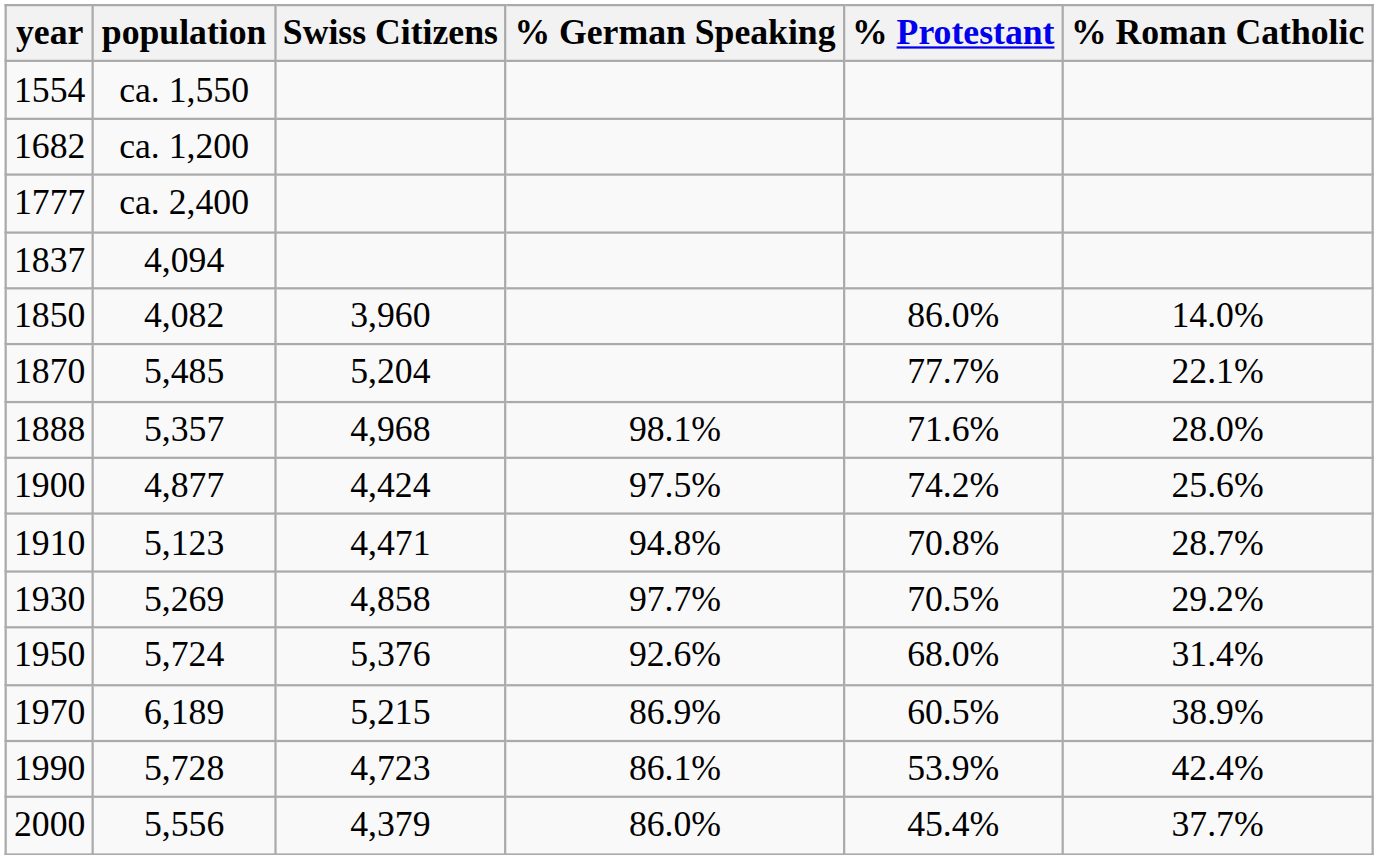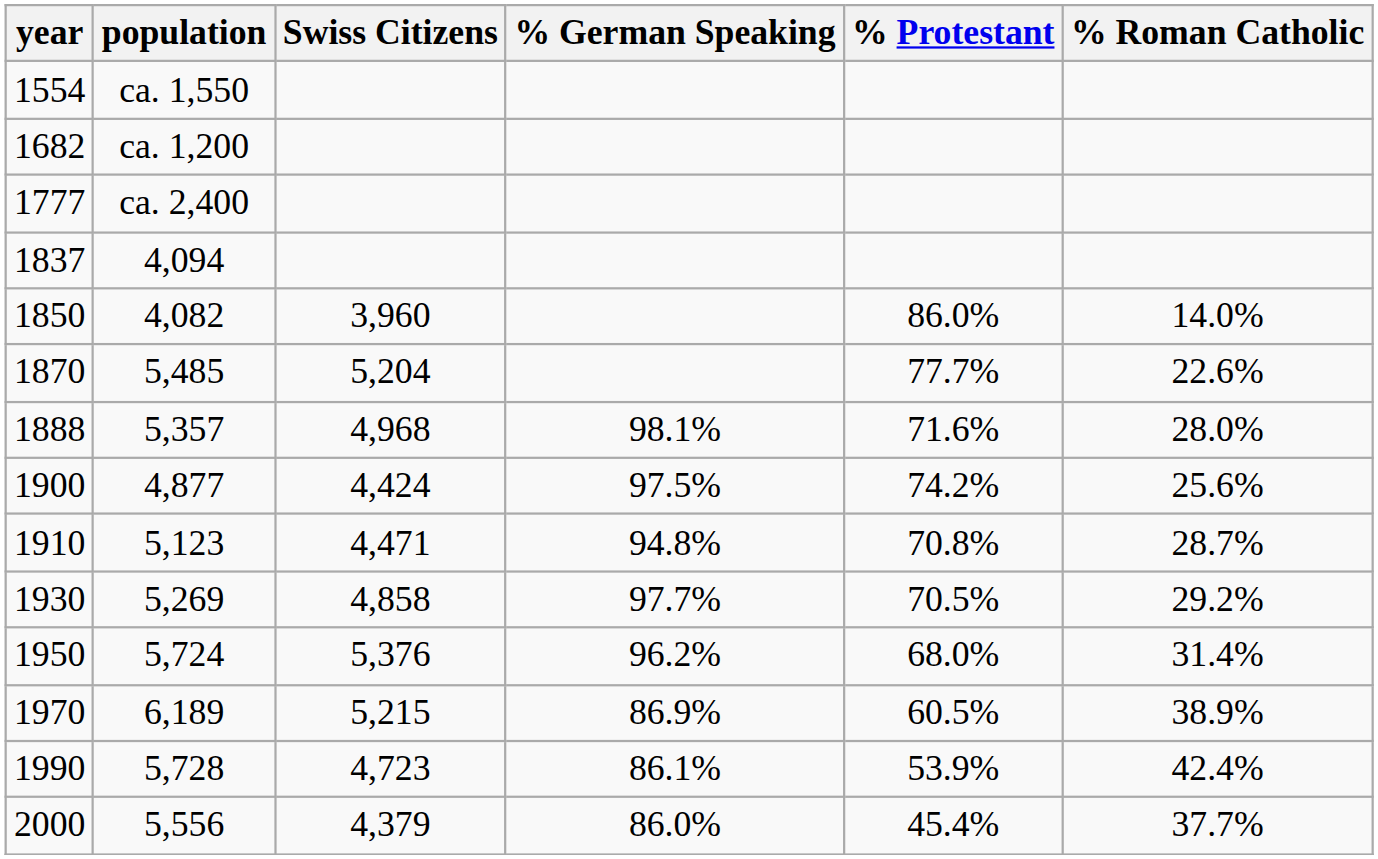(1218, 372) 22.1% -> (1218, 372) 22.6%
(675, 655) 92.6% -> (675, 655) 96.2%
